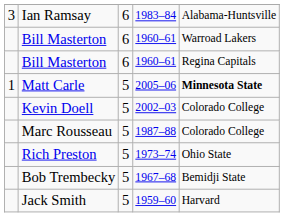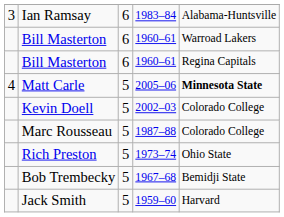(11, 85) 1 -> (11, 85) 4
